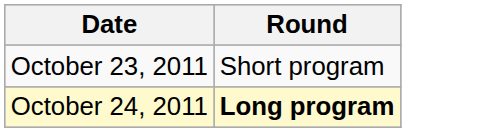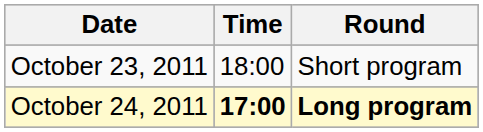+ column: (253, 24)
